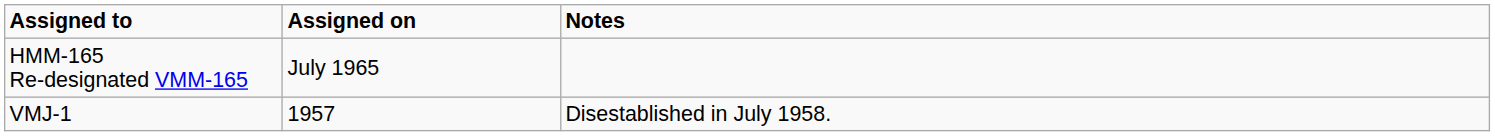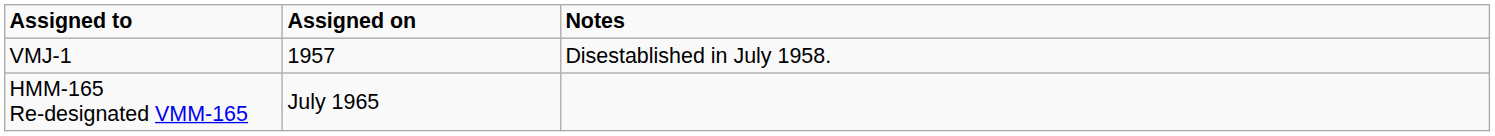rows swapped: (41, 113) <-> (129, 67)
